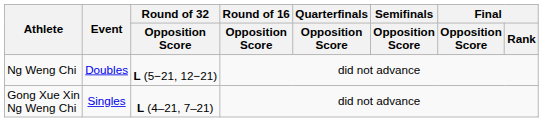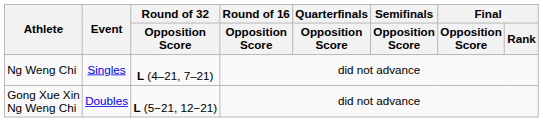(107, 70) Doubles -> (107, 70) Singles
(175, 77) L (5−21, 12−21) -> (175, 77) L (4–21, 7–21)
(107, 102) Singles -> (107, 102) Doubles
(175, 108) L (4–21, 7–21) -> (175, 108) L (5−21, 12−21)
